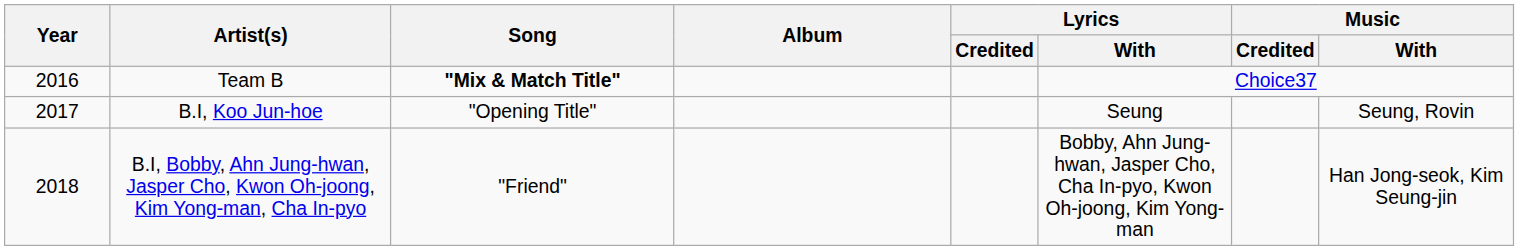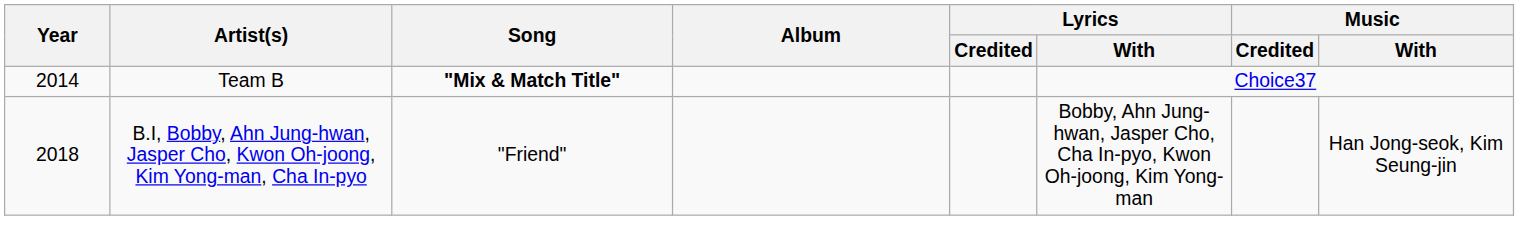(57, 81) 2016 -> (57, 81) 2014
- row: (251, 111)
